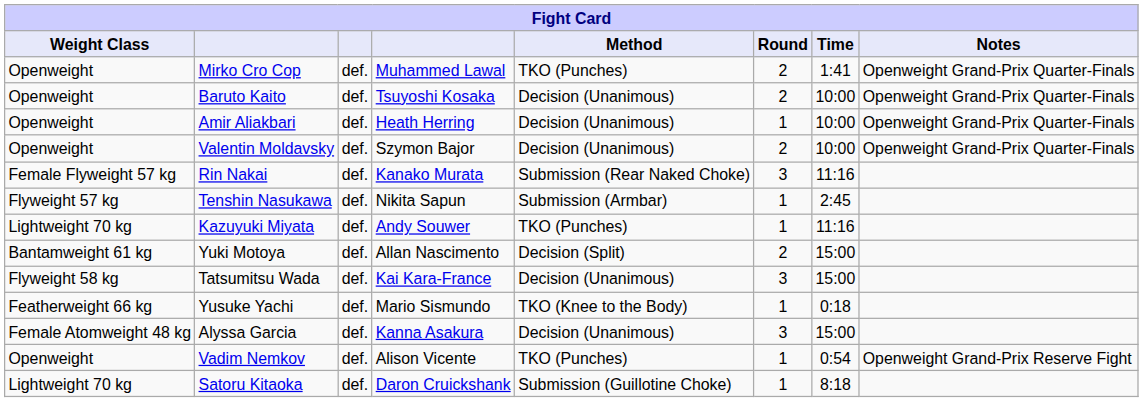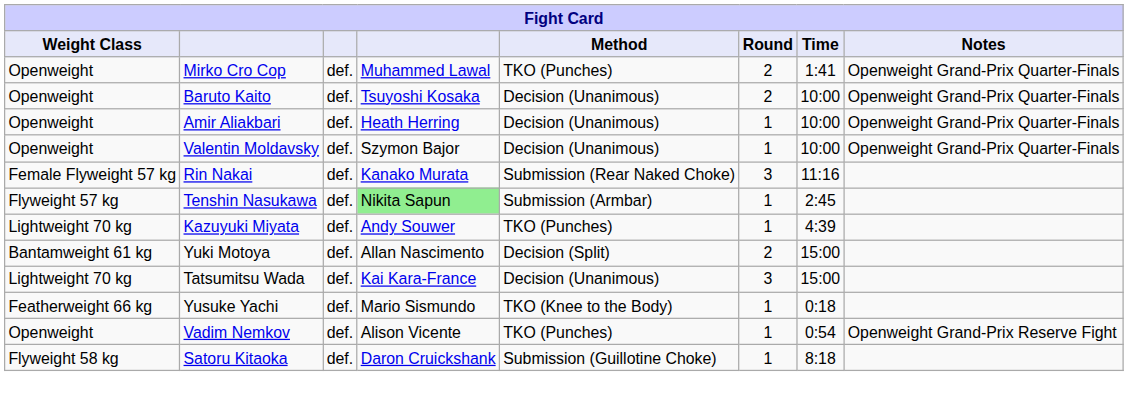(783, 148) 2 -> (768, 148) 1
(421, 201) no background -> (406, 201) lightgreen background
(835, 227) 11:16 -> (820, 227) 4:39
(64, 279) Flyweight 58 kg -> (70, 279) Lightweight 70 kg
- row: (247, 331)
(70, 384) Lightweight 70 kg -> (64, 358) Flyweight 58 kg
